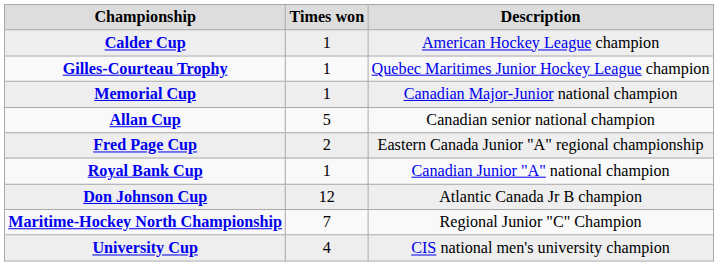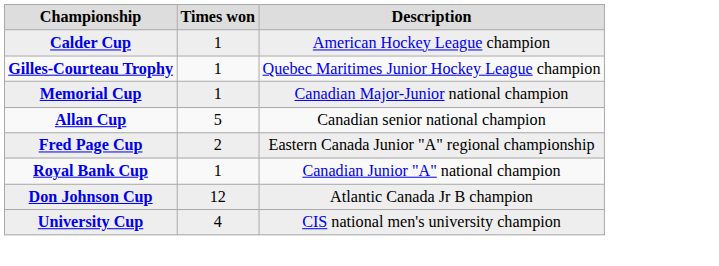- row: (145, 222)
